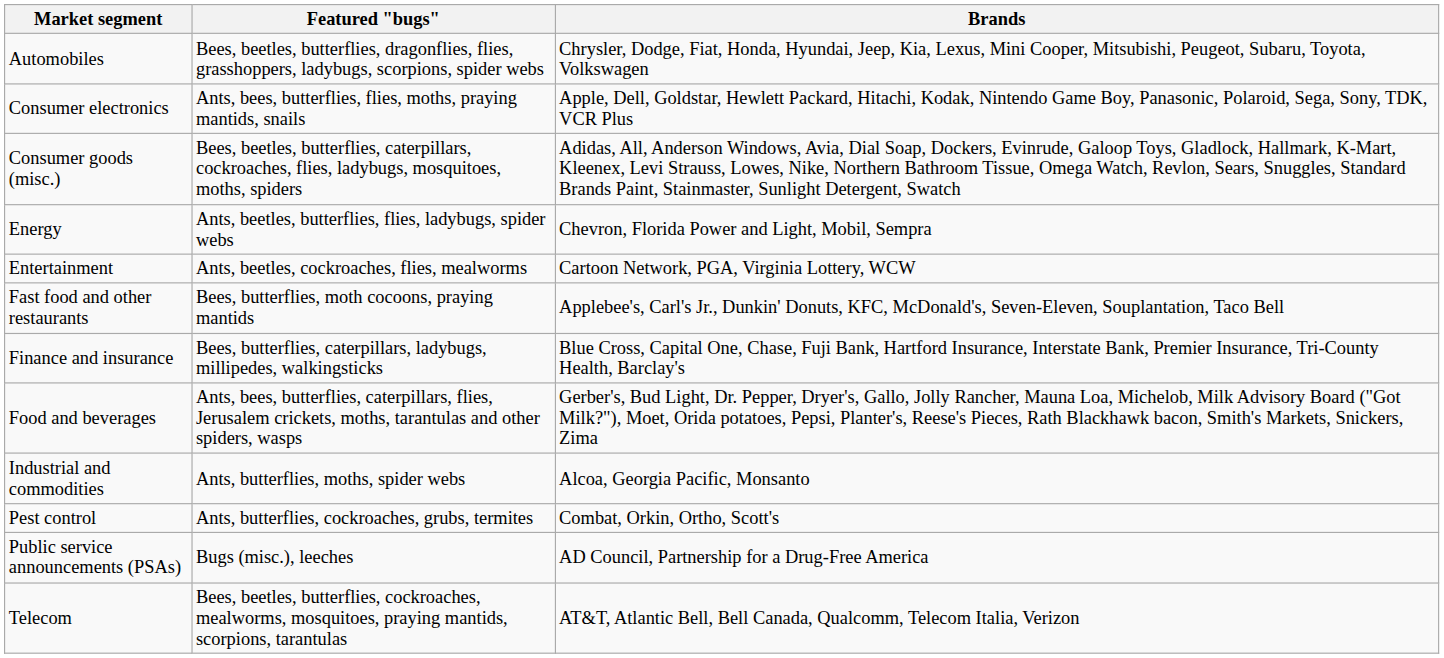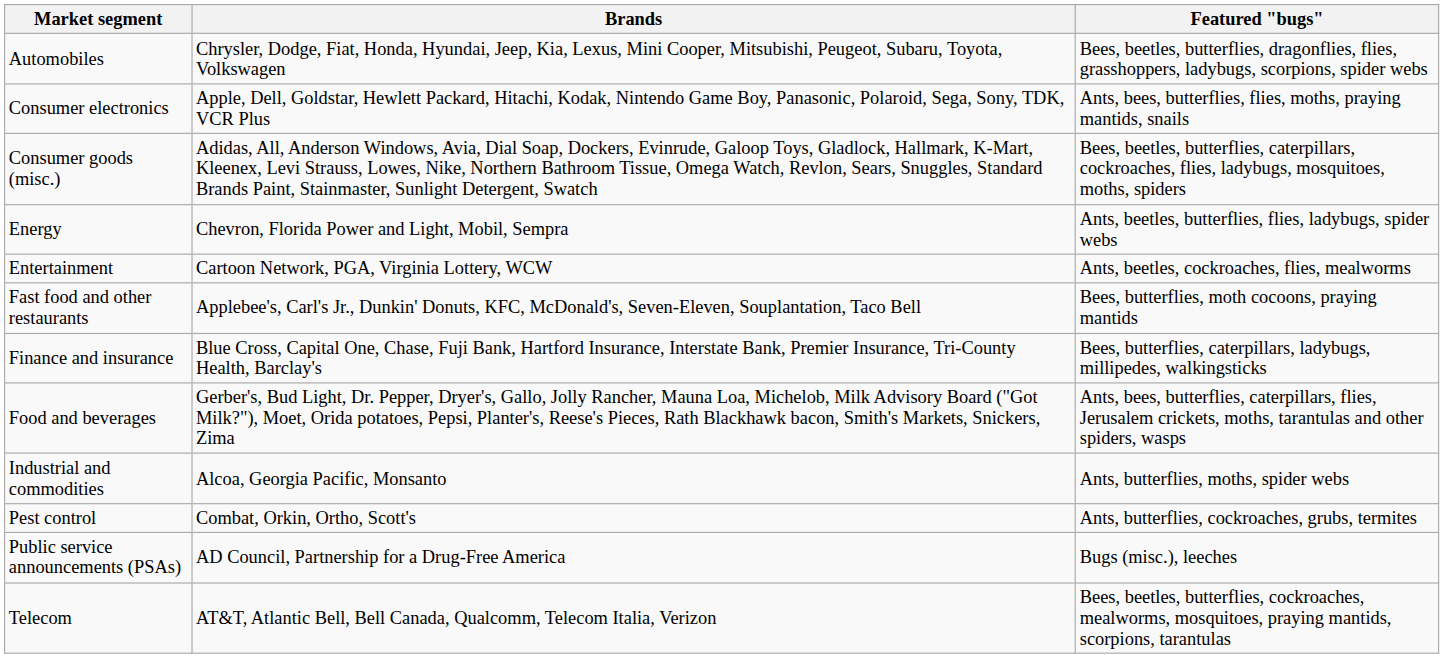columns swapped: (997, 19) <-> (373, 19)
